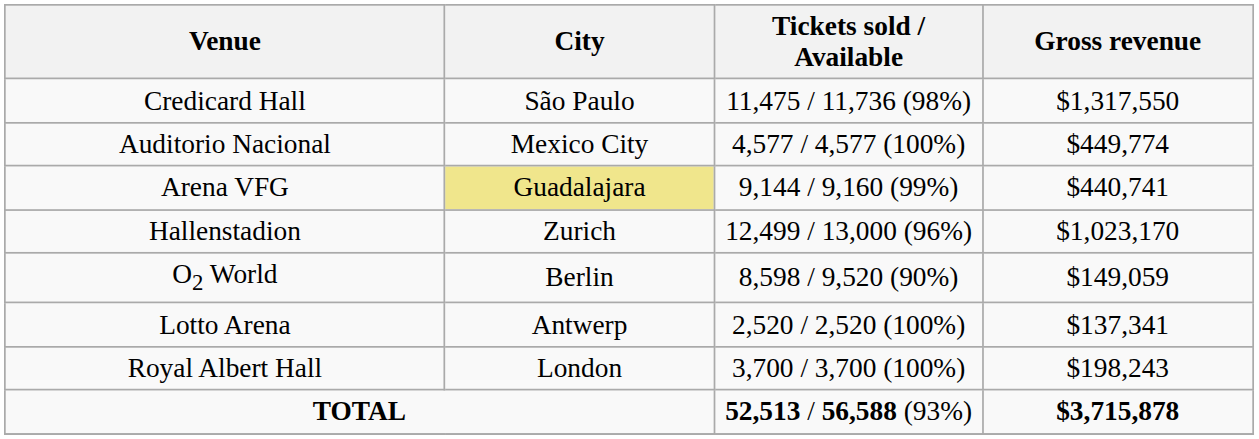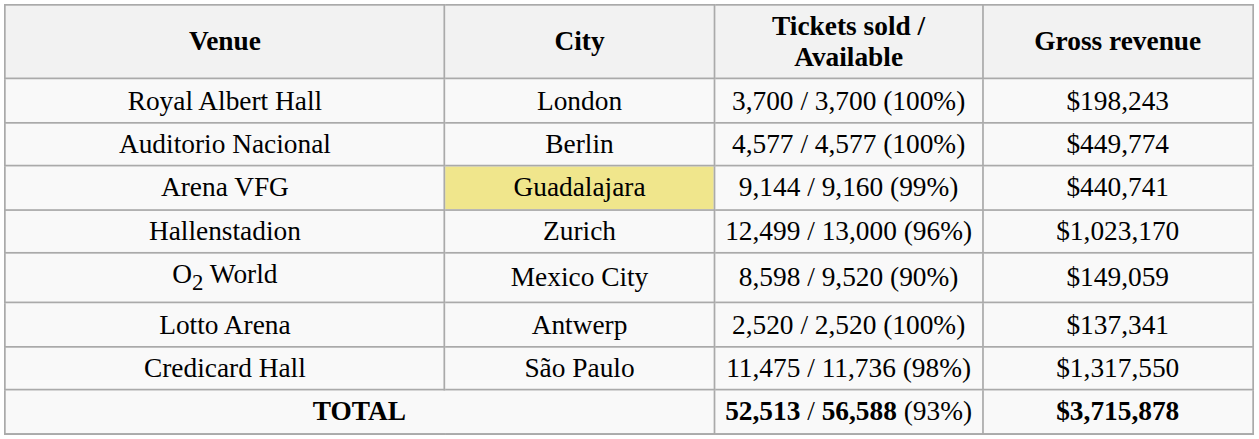rows swapped: (225, 100) <-> (225, 367)
(580, 143) Mexico City -> (580, 143) Berlin
(580, 277) Berlin -> (580, 277) Mexico City
